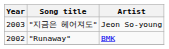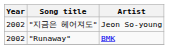(16, 24) 2003 -> (16, 24) 2002
